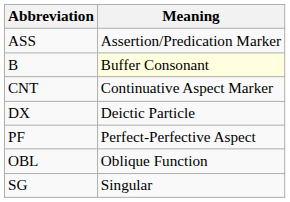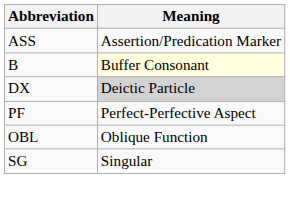- row: (23, 88)
(148, 112) no background -> (148, 88) lightgrey background
